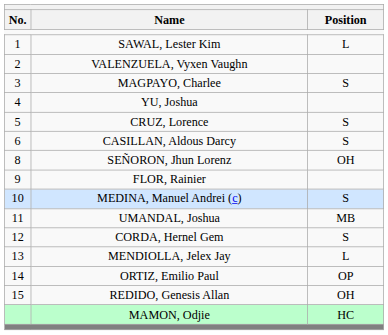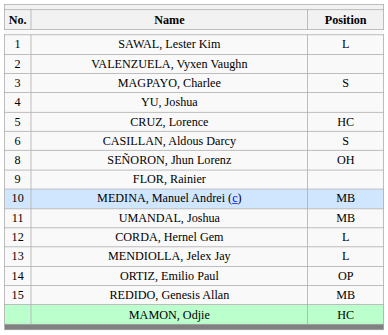(346, 121) S -> (346, 121) HC
(346, 198) S -> (346, 198) MB
(346, 237) S -> (346, 237) L
(346, 295) OH -> (346, 295) MB
